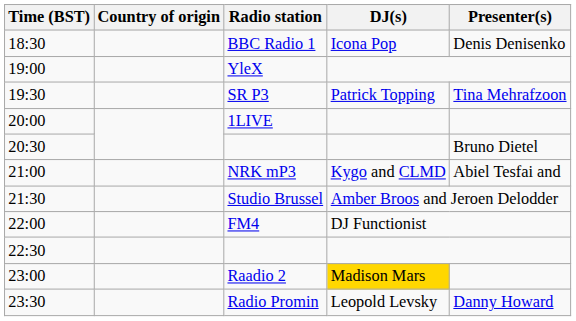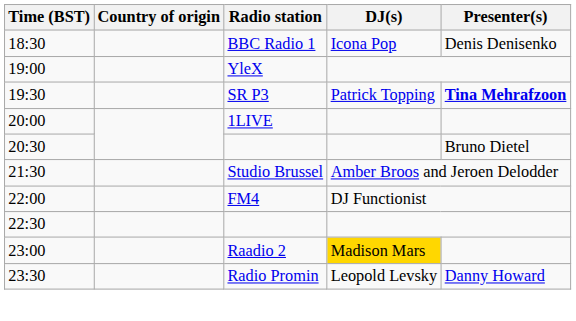(510, 95) normal -> (506, 95) bold
- row: (27, 172)
